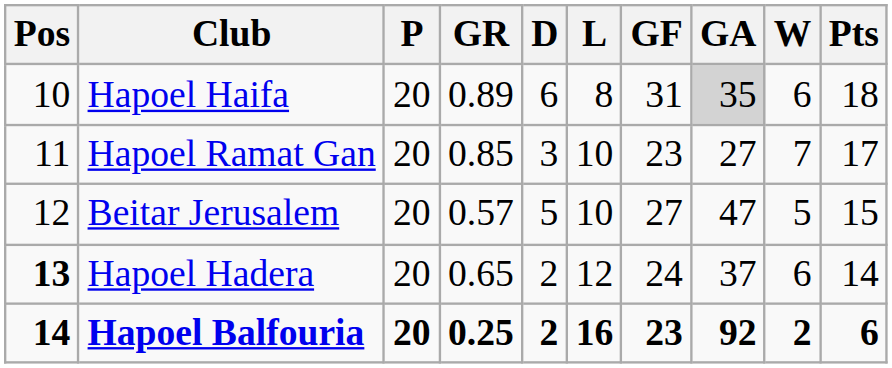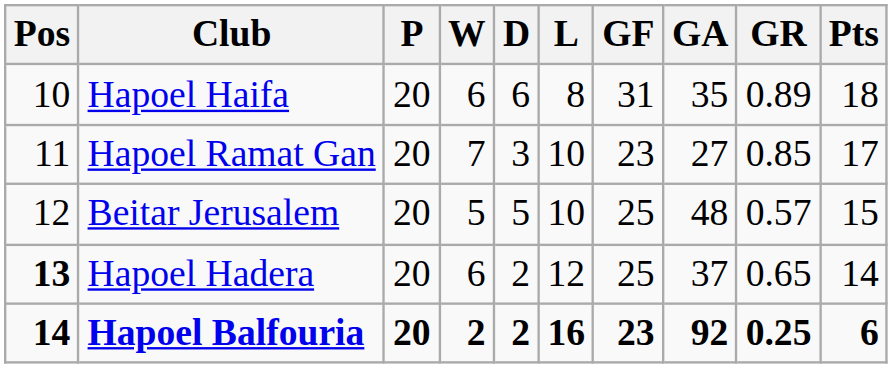columns swapped: (793, 34) <-> (481, 34)
(738, 93) lightgrey background -> (710, 93) no background
(664, 213) 27 -> (636, 213) 25
(738, 213) 47 -> (710, 213) 48
(664, 272) 24 -> (636, 272) 25
